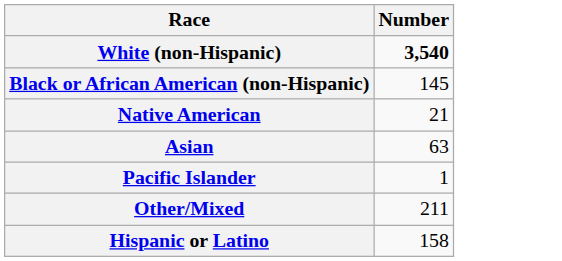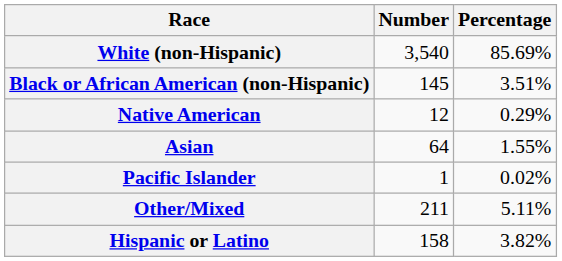+ column: (505, 20)
(427, 51) bold -> (427, 51) normal
(439, 114) 21 -> (439, 114) 12
(439, 146) 63 -> (439, 146) 64
